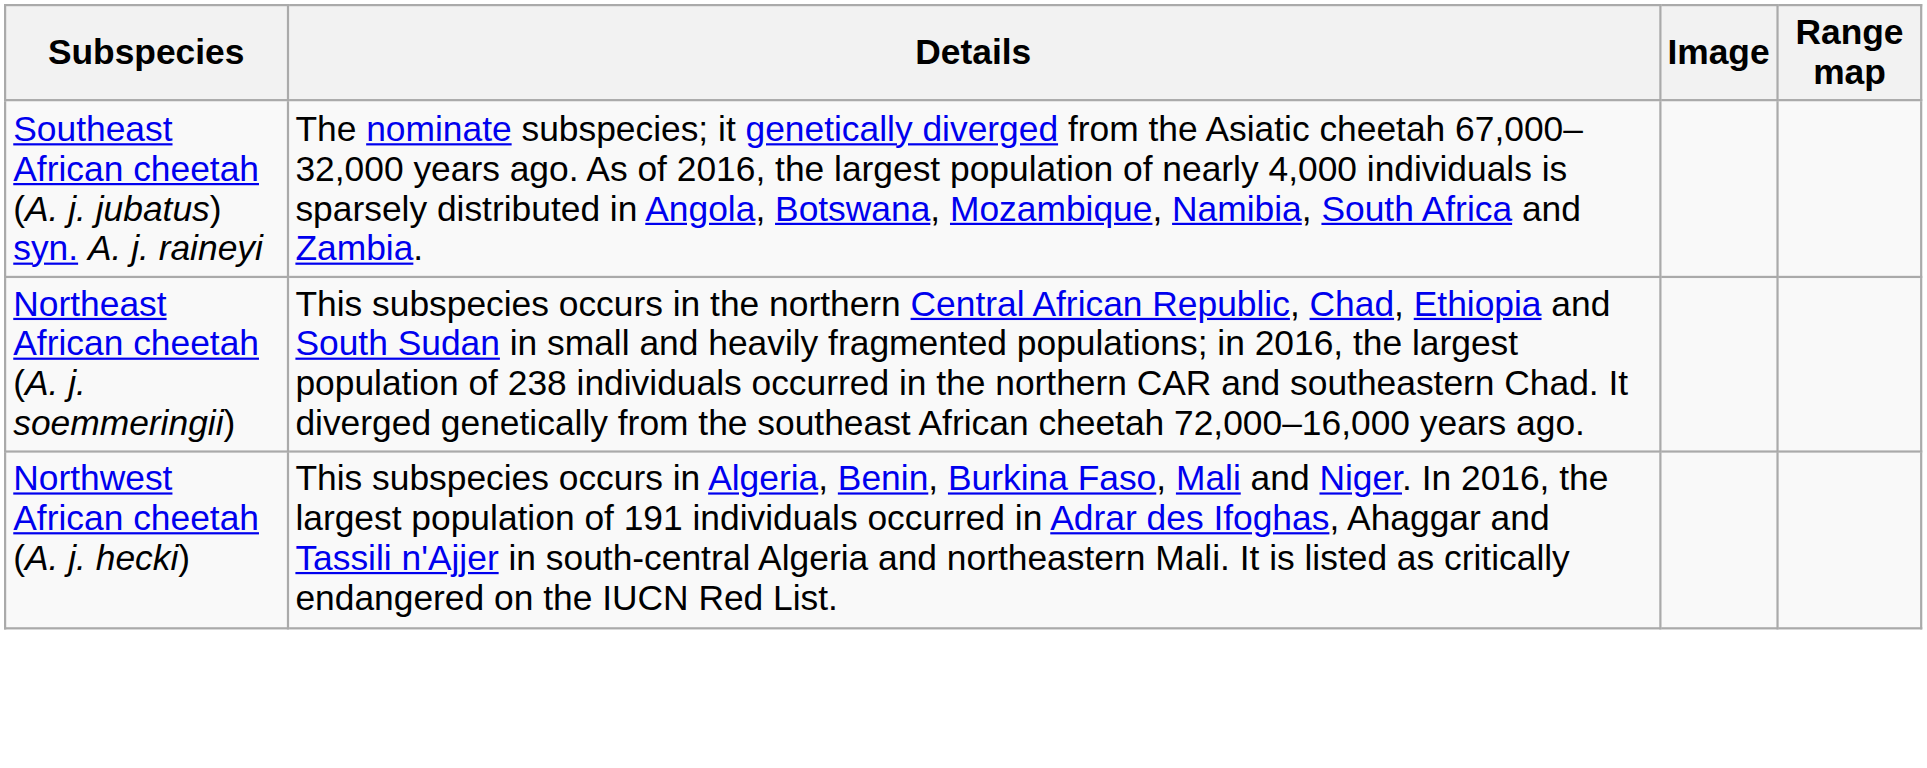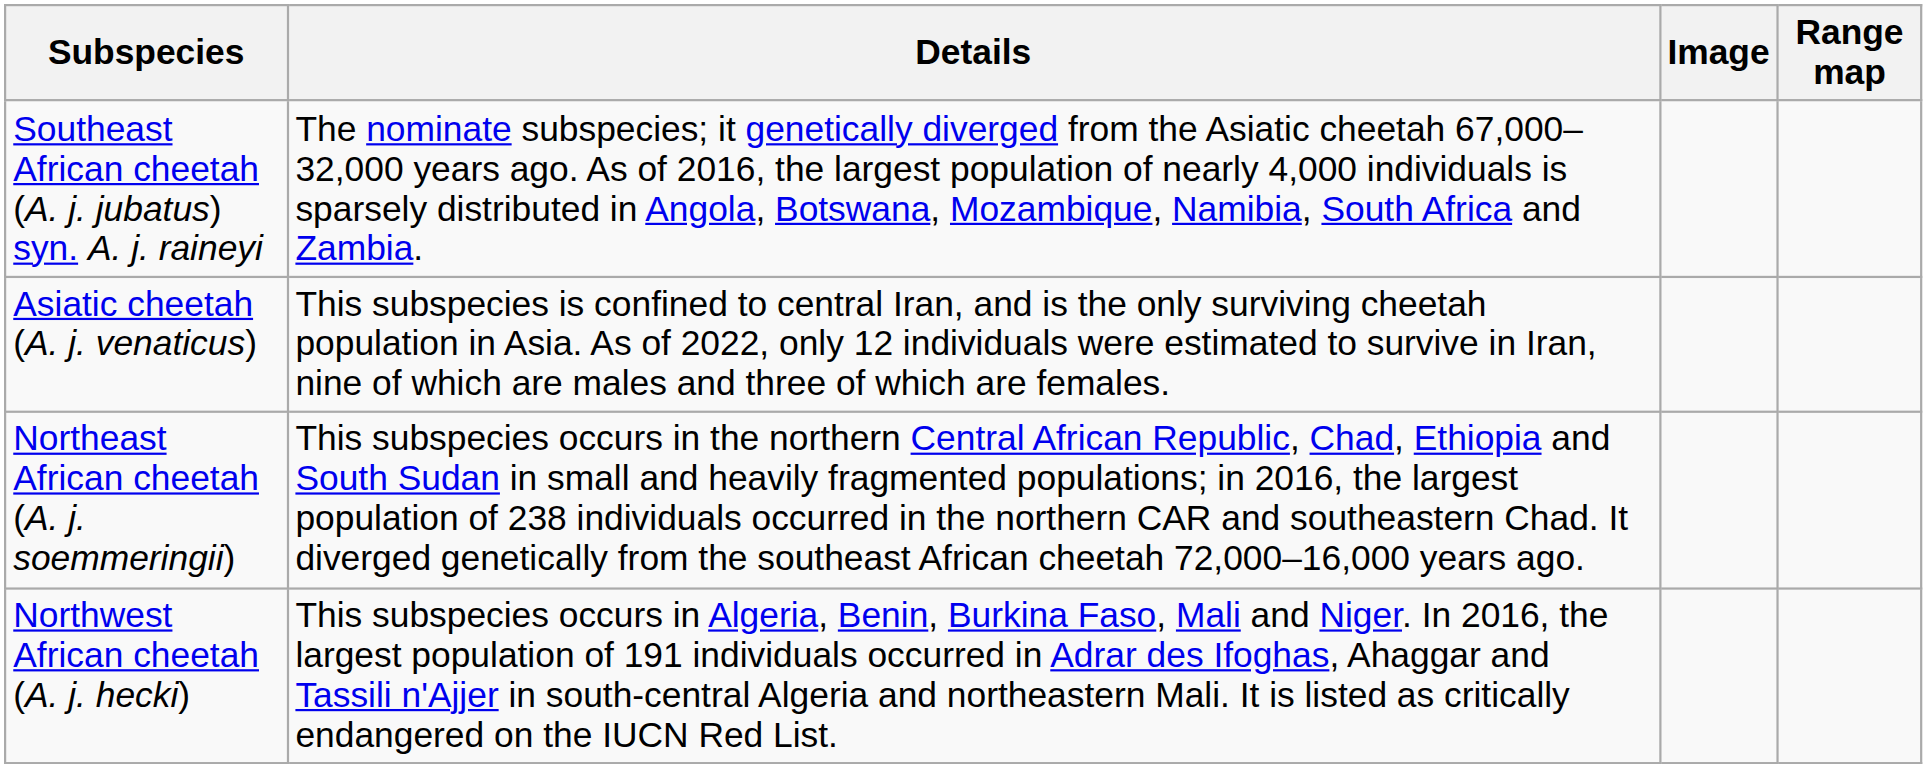+ row: (135, 323)
